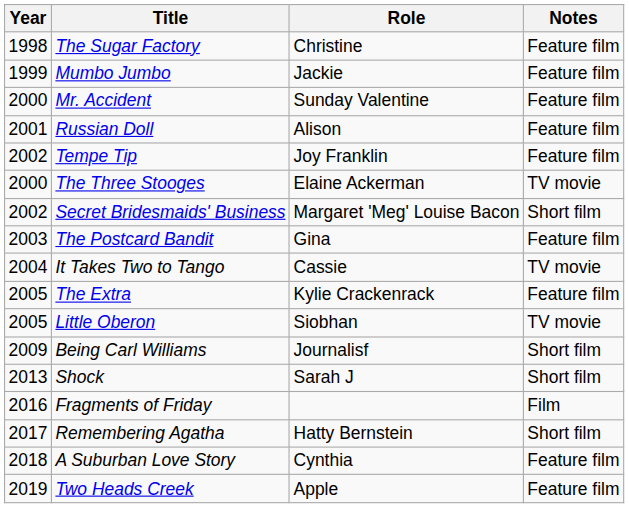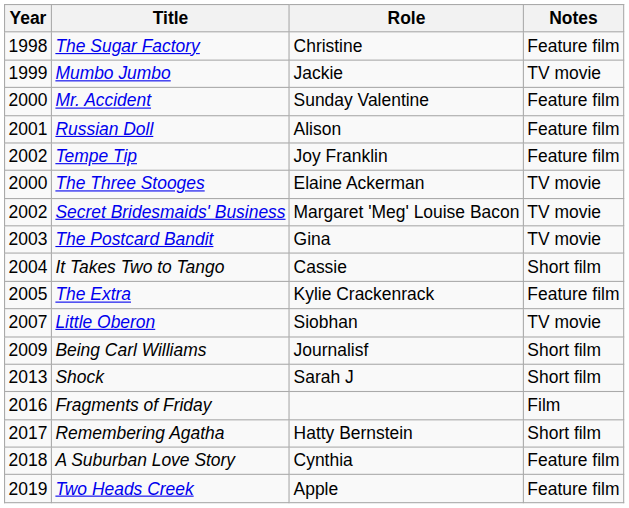(573, 73) Feature film -> (564, 73) TV movie
(564, 211) Short film -> (564, 211) TV movie
(573, 239) Feature film -> (564, 239) TV movie
(564, 267) TV movie -> (564, 267) Short film
(28, 322) 2005 -> (28, 322) 2007
